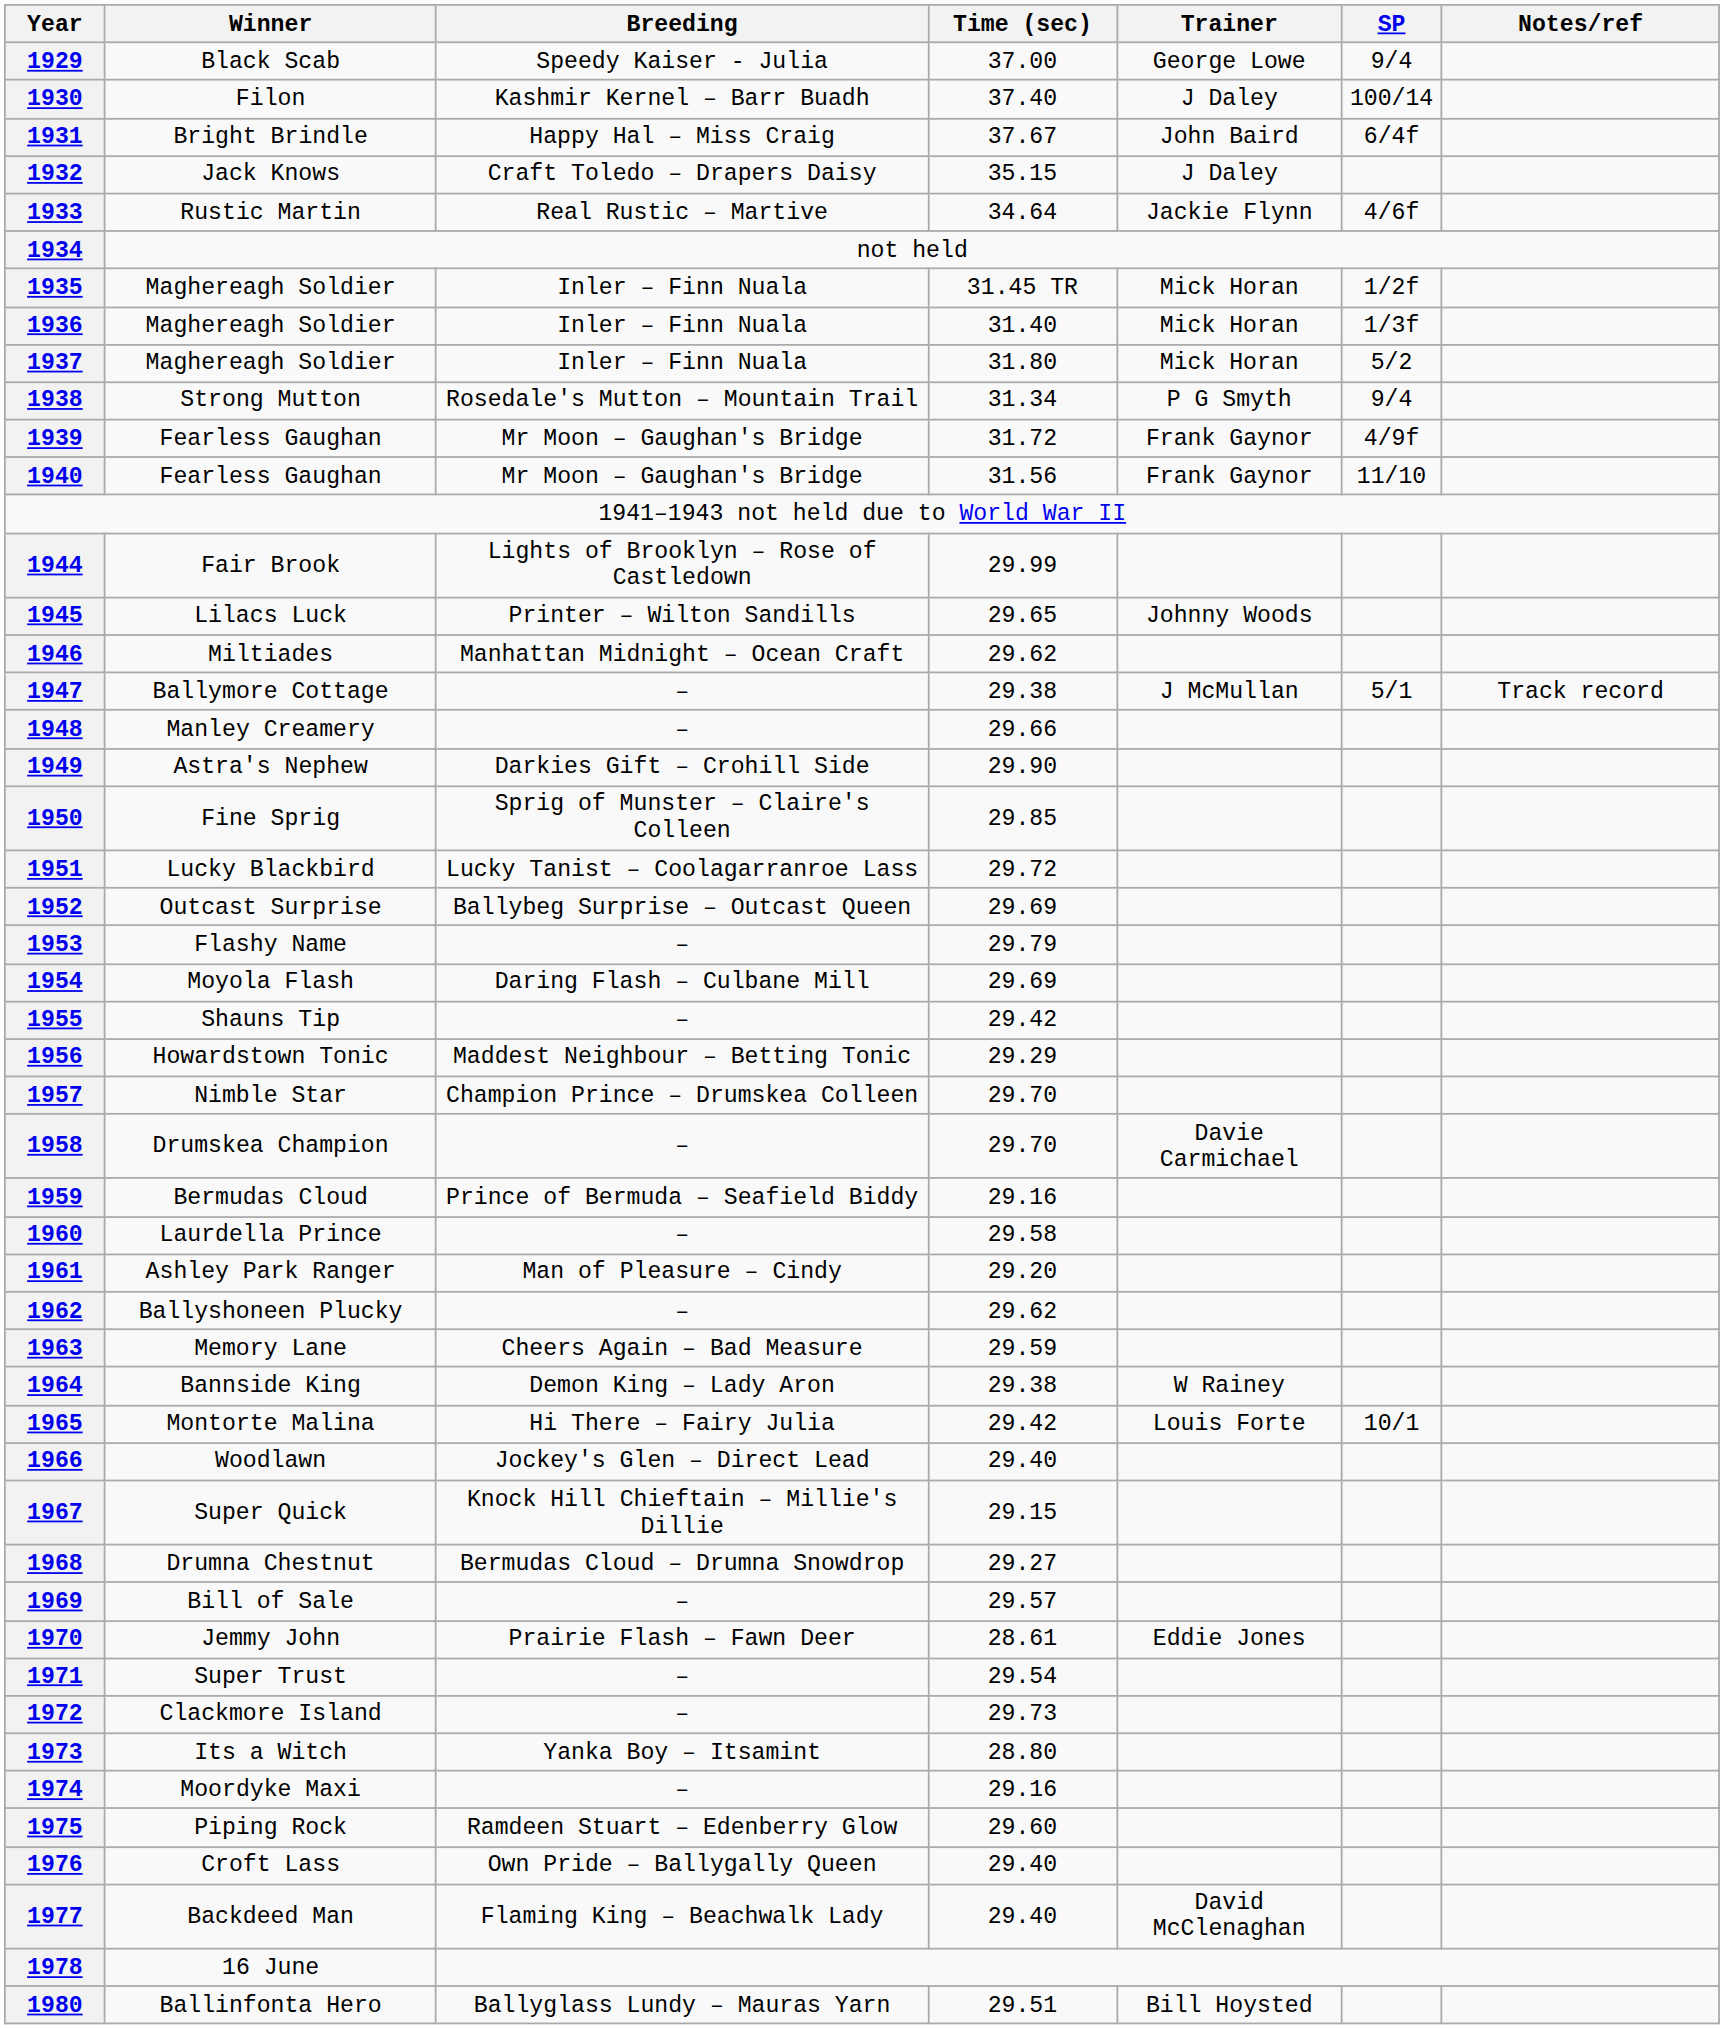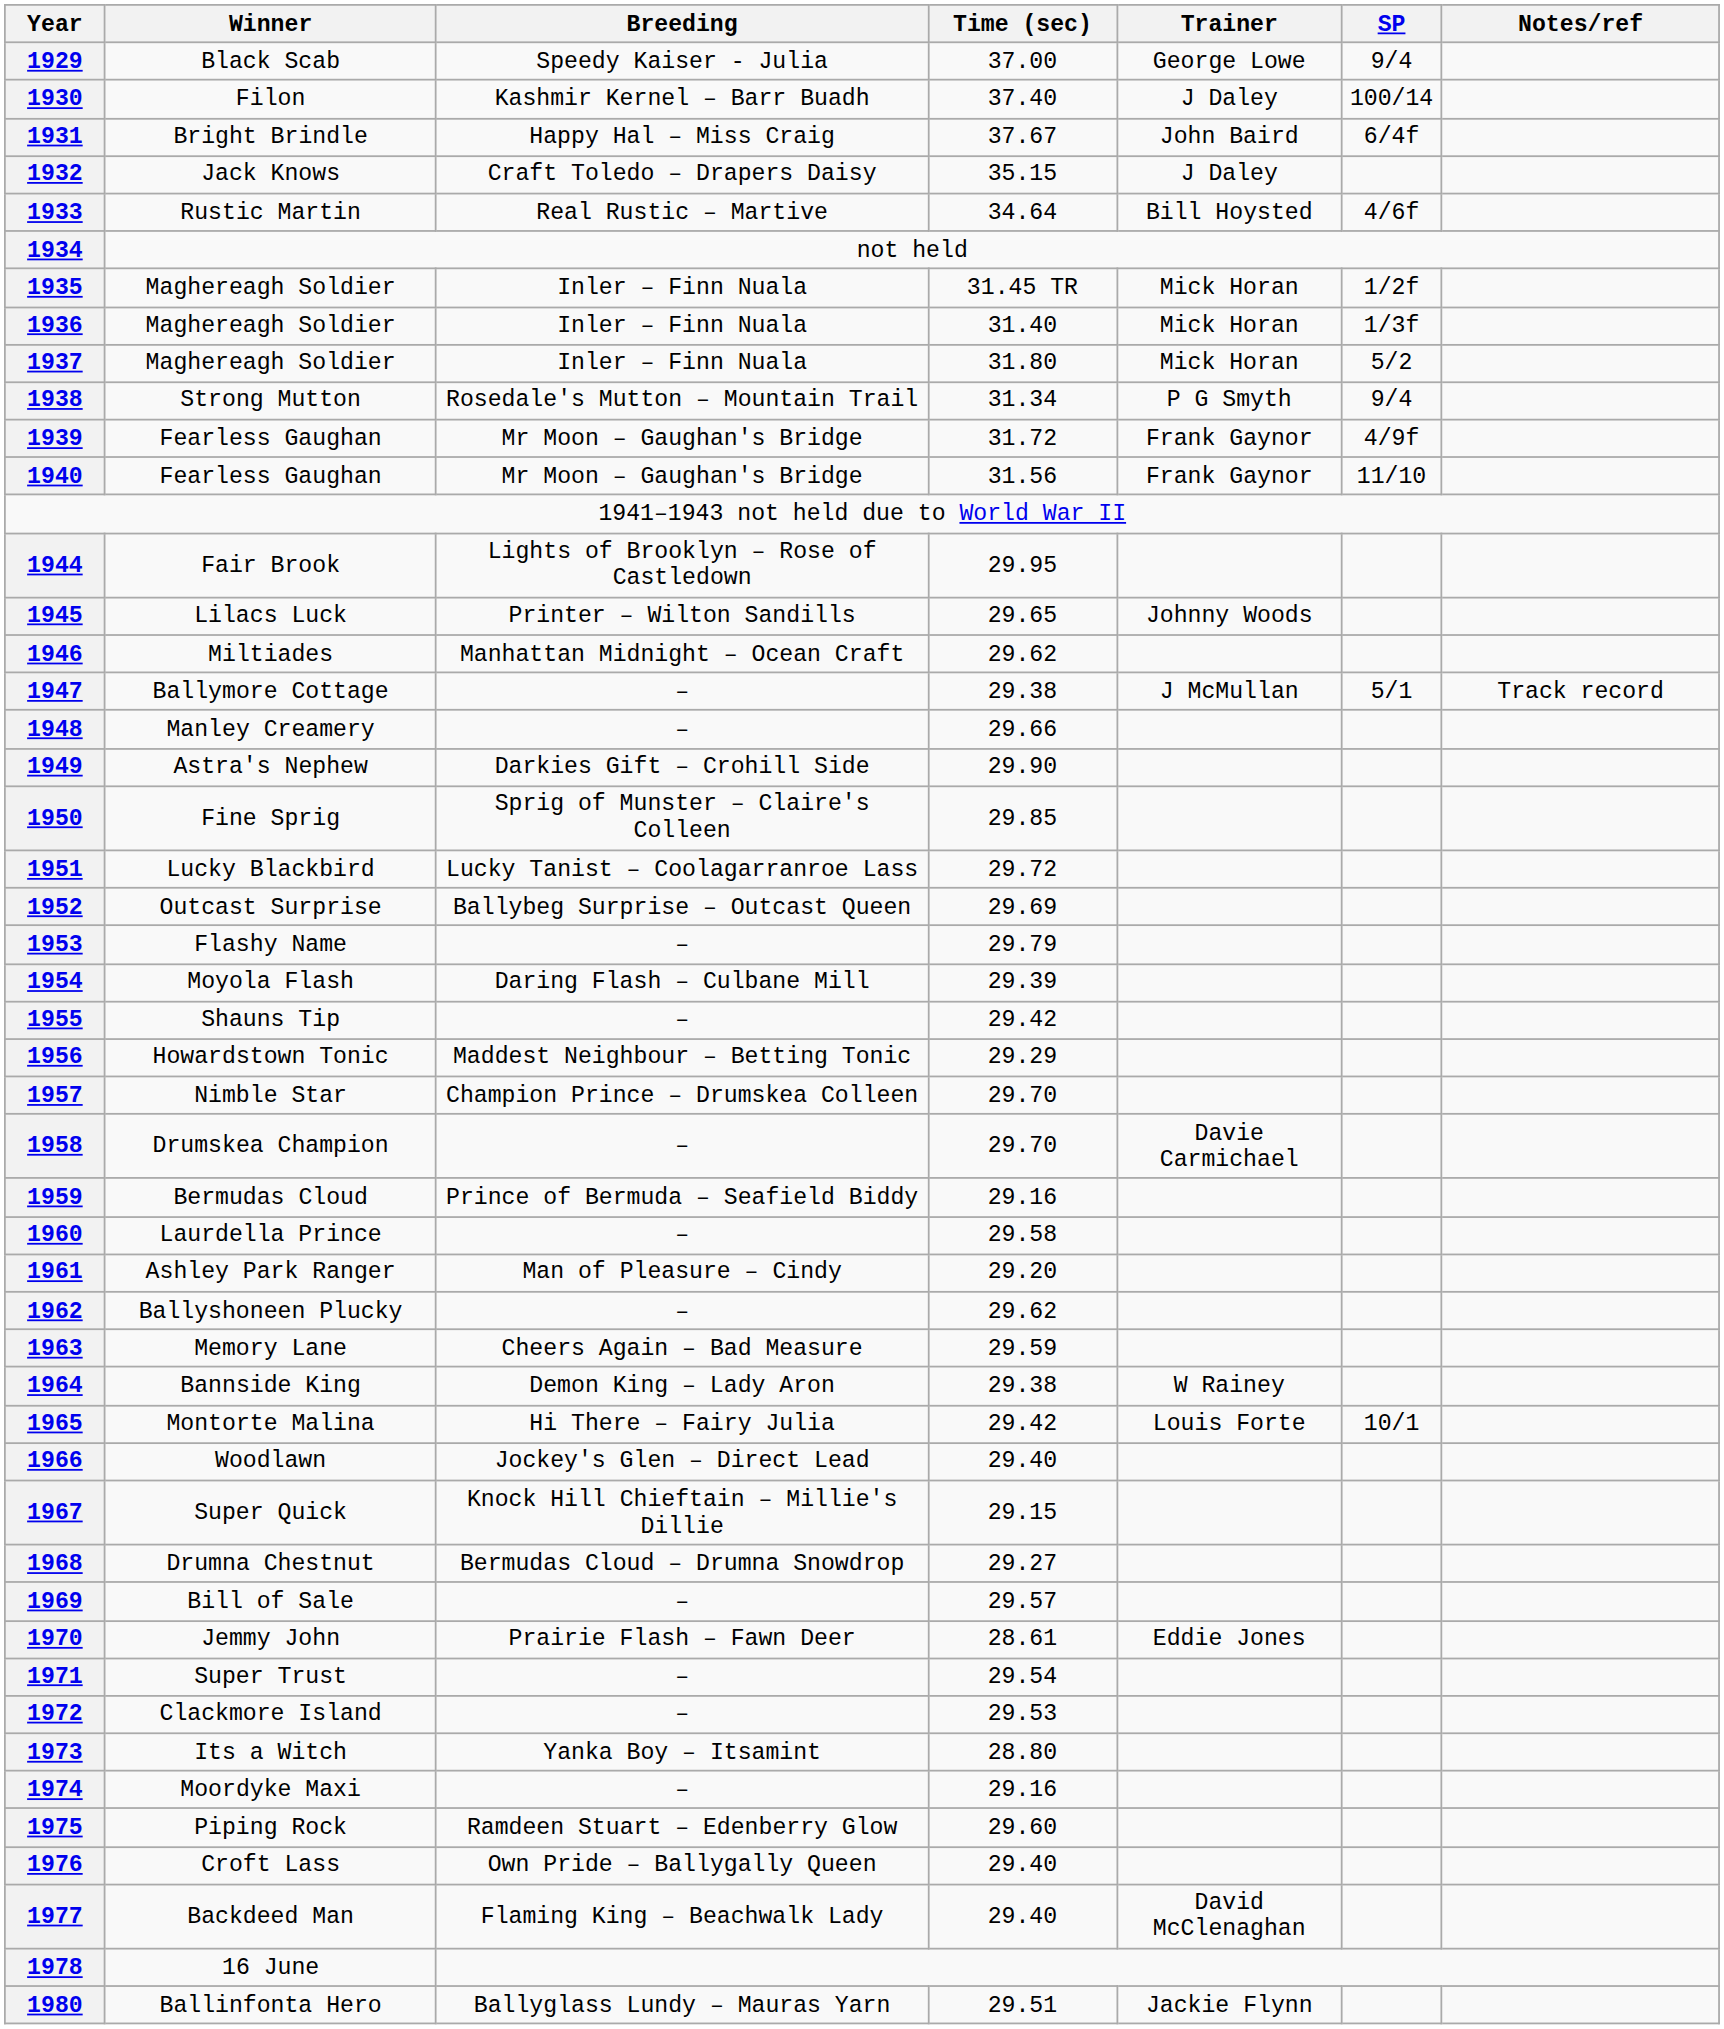(1229, 212) Jackie Flynn -> (1229, 212) Bill Hoysted
(1022, 565) 29.99 -> (1022, 565) 29.95
(1022, 982) 29.69 -> (1022, 982) 29.39
(1022, 1715) 29.73 -> (1022, 1715) 29.53
(1229, 2005) Bill Hoysted -> (1229, 2005) Jackie Flynn
